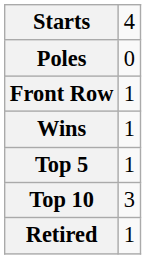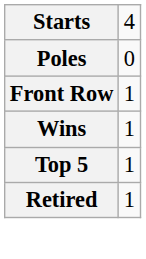- row: (62, 199)
